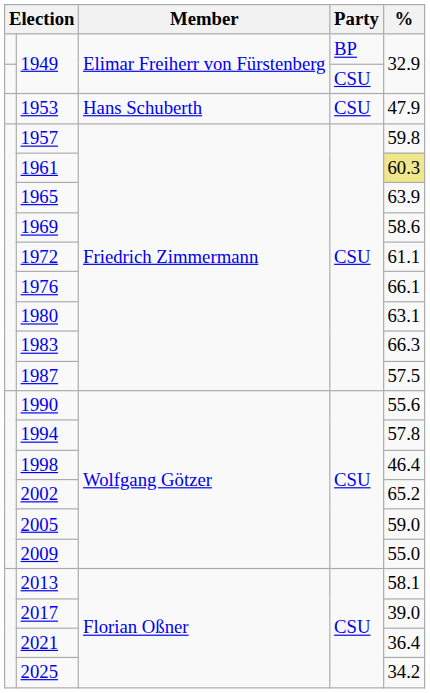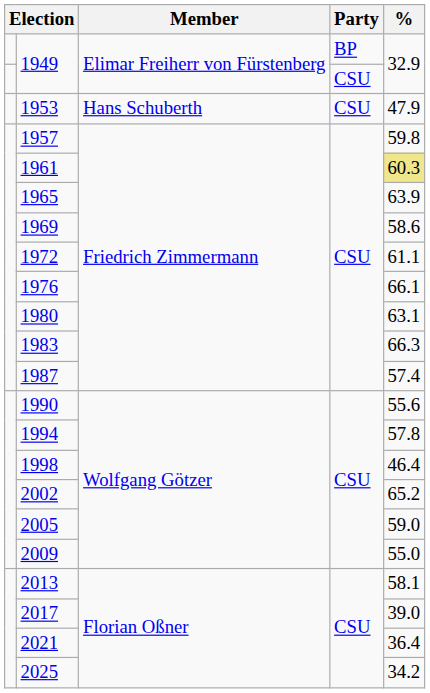(404, 375) 57.5 -> (404, 375) 57.4
